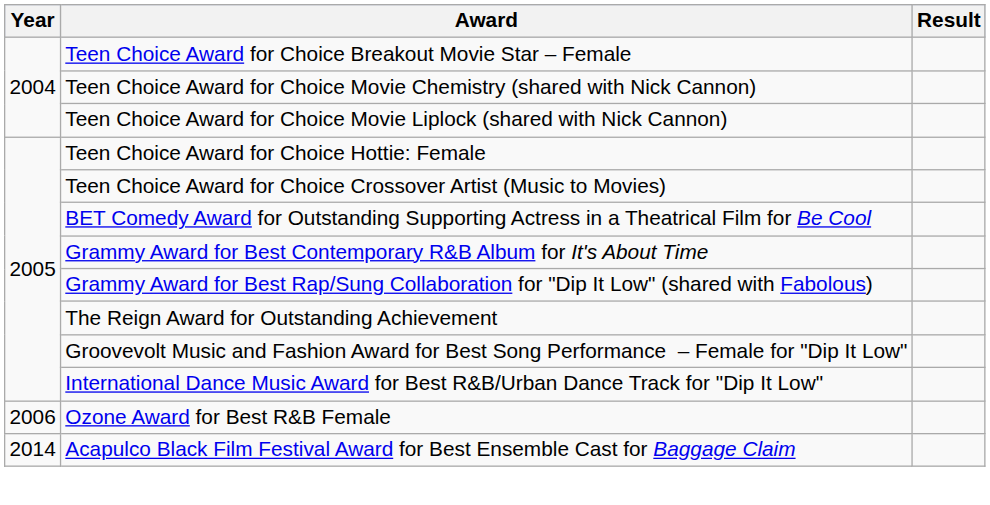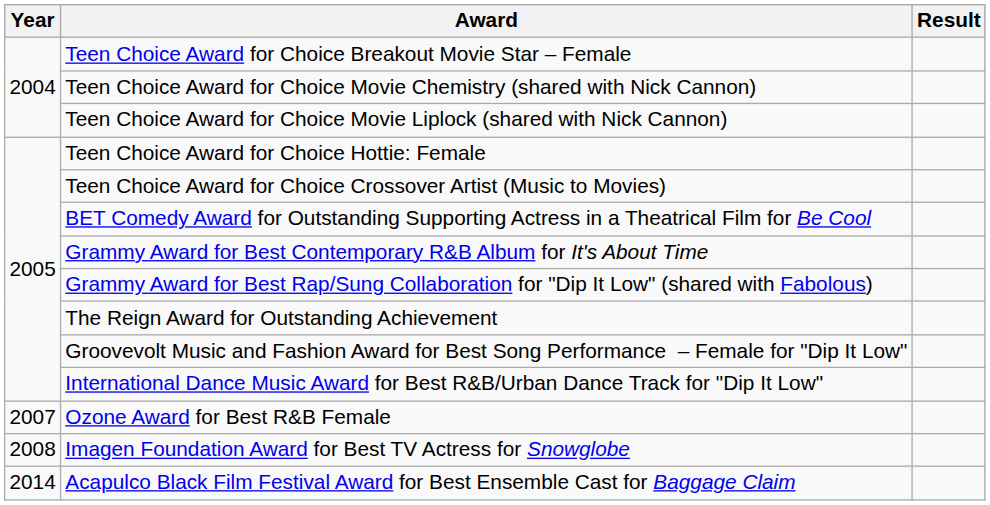(33, 416) 2006 -> (33, 416) 2007
+ row: (348, 449)
